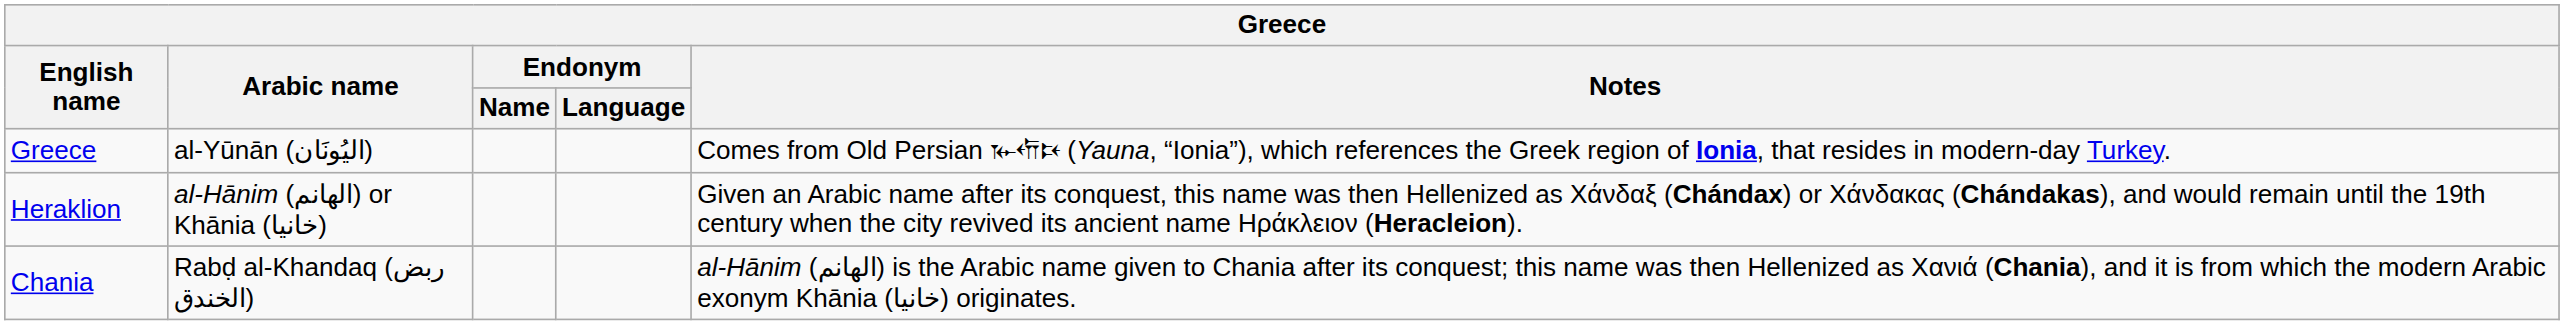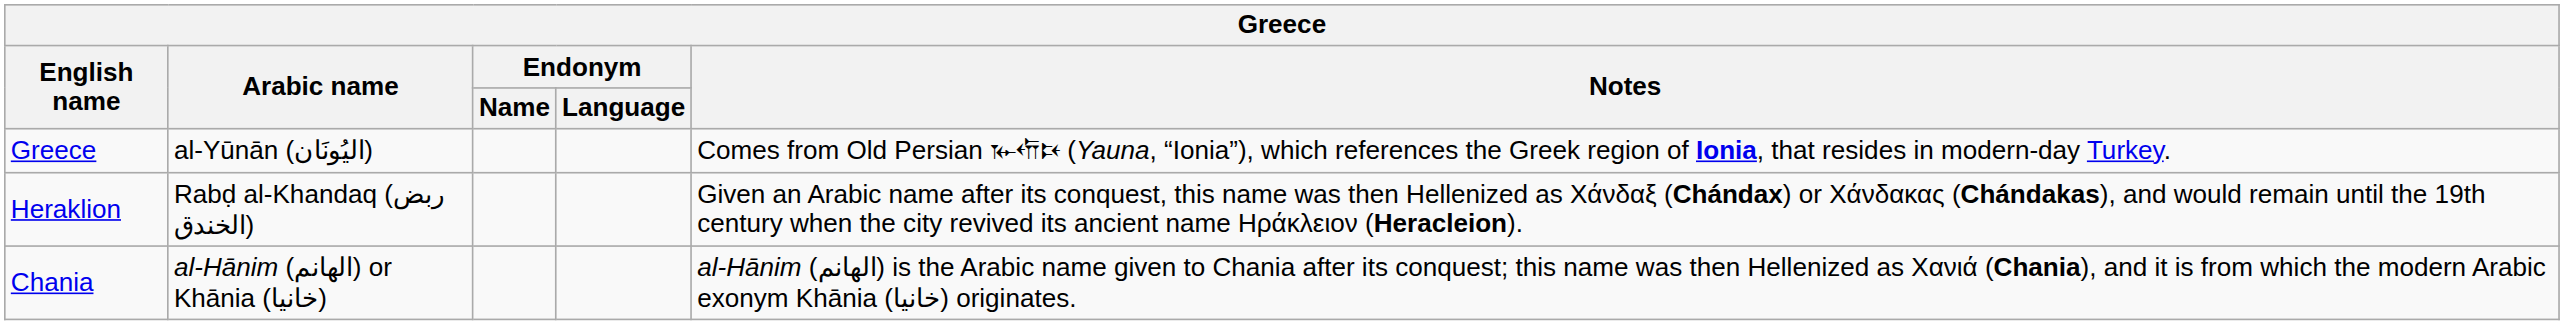(283, 209) al-Hānim (الهانم) or Khānia (خانيا) -> (309, 209) Rabḍ al-Khandaq (ربض الخندق)
(309, 283) Rabḍ al-Khandaq (ربض الخندق) -> (283, 283) al-Hānim (الهانم) or Khānia (خانيا)
